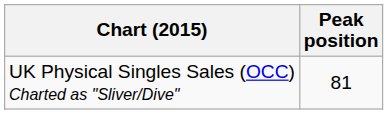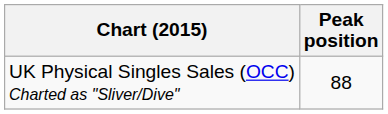(341, 82) 81 -> (341, 82) 88
